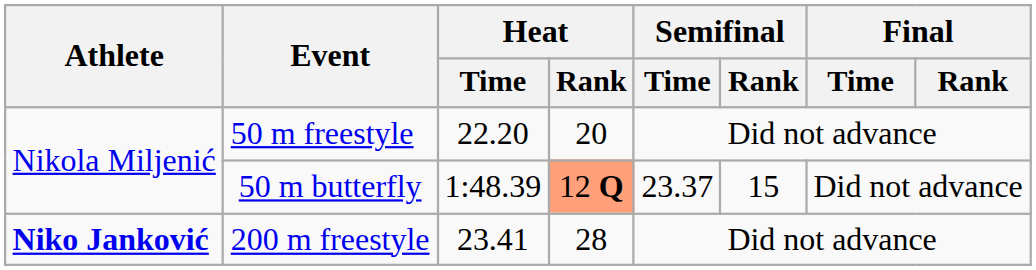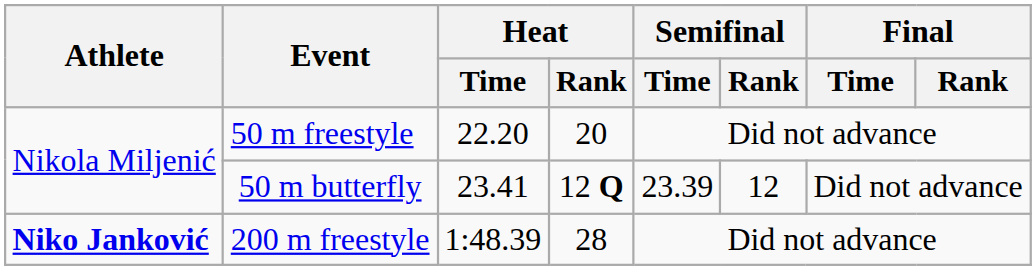(493, 186) 1:48.39 -> (493, 186) 23.41
(591, 186) lightsalmon background -> (591, 186) no background
(677, 186) 23.37 -> (677, 186) 23.39
(763, 186) 15 -> (763, 186) 12
(493, 239) 23.41 -> (493, 239) 1:48.39
